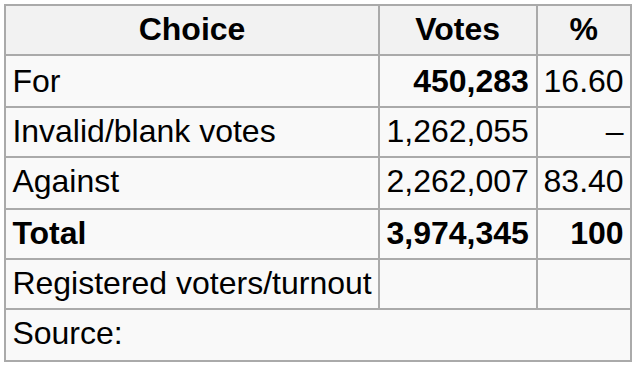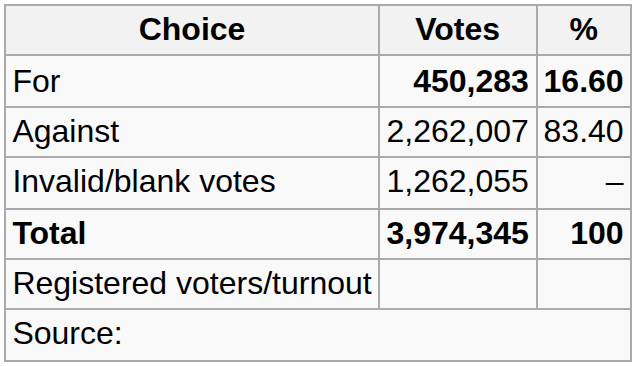(584, 80) normal -> (584, 80) bold
rows swapped: (66, 182) <-> (144, 131)
